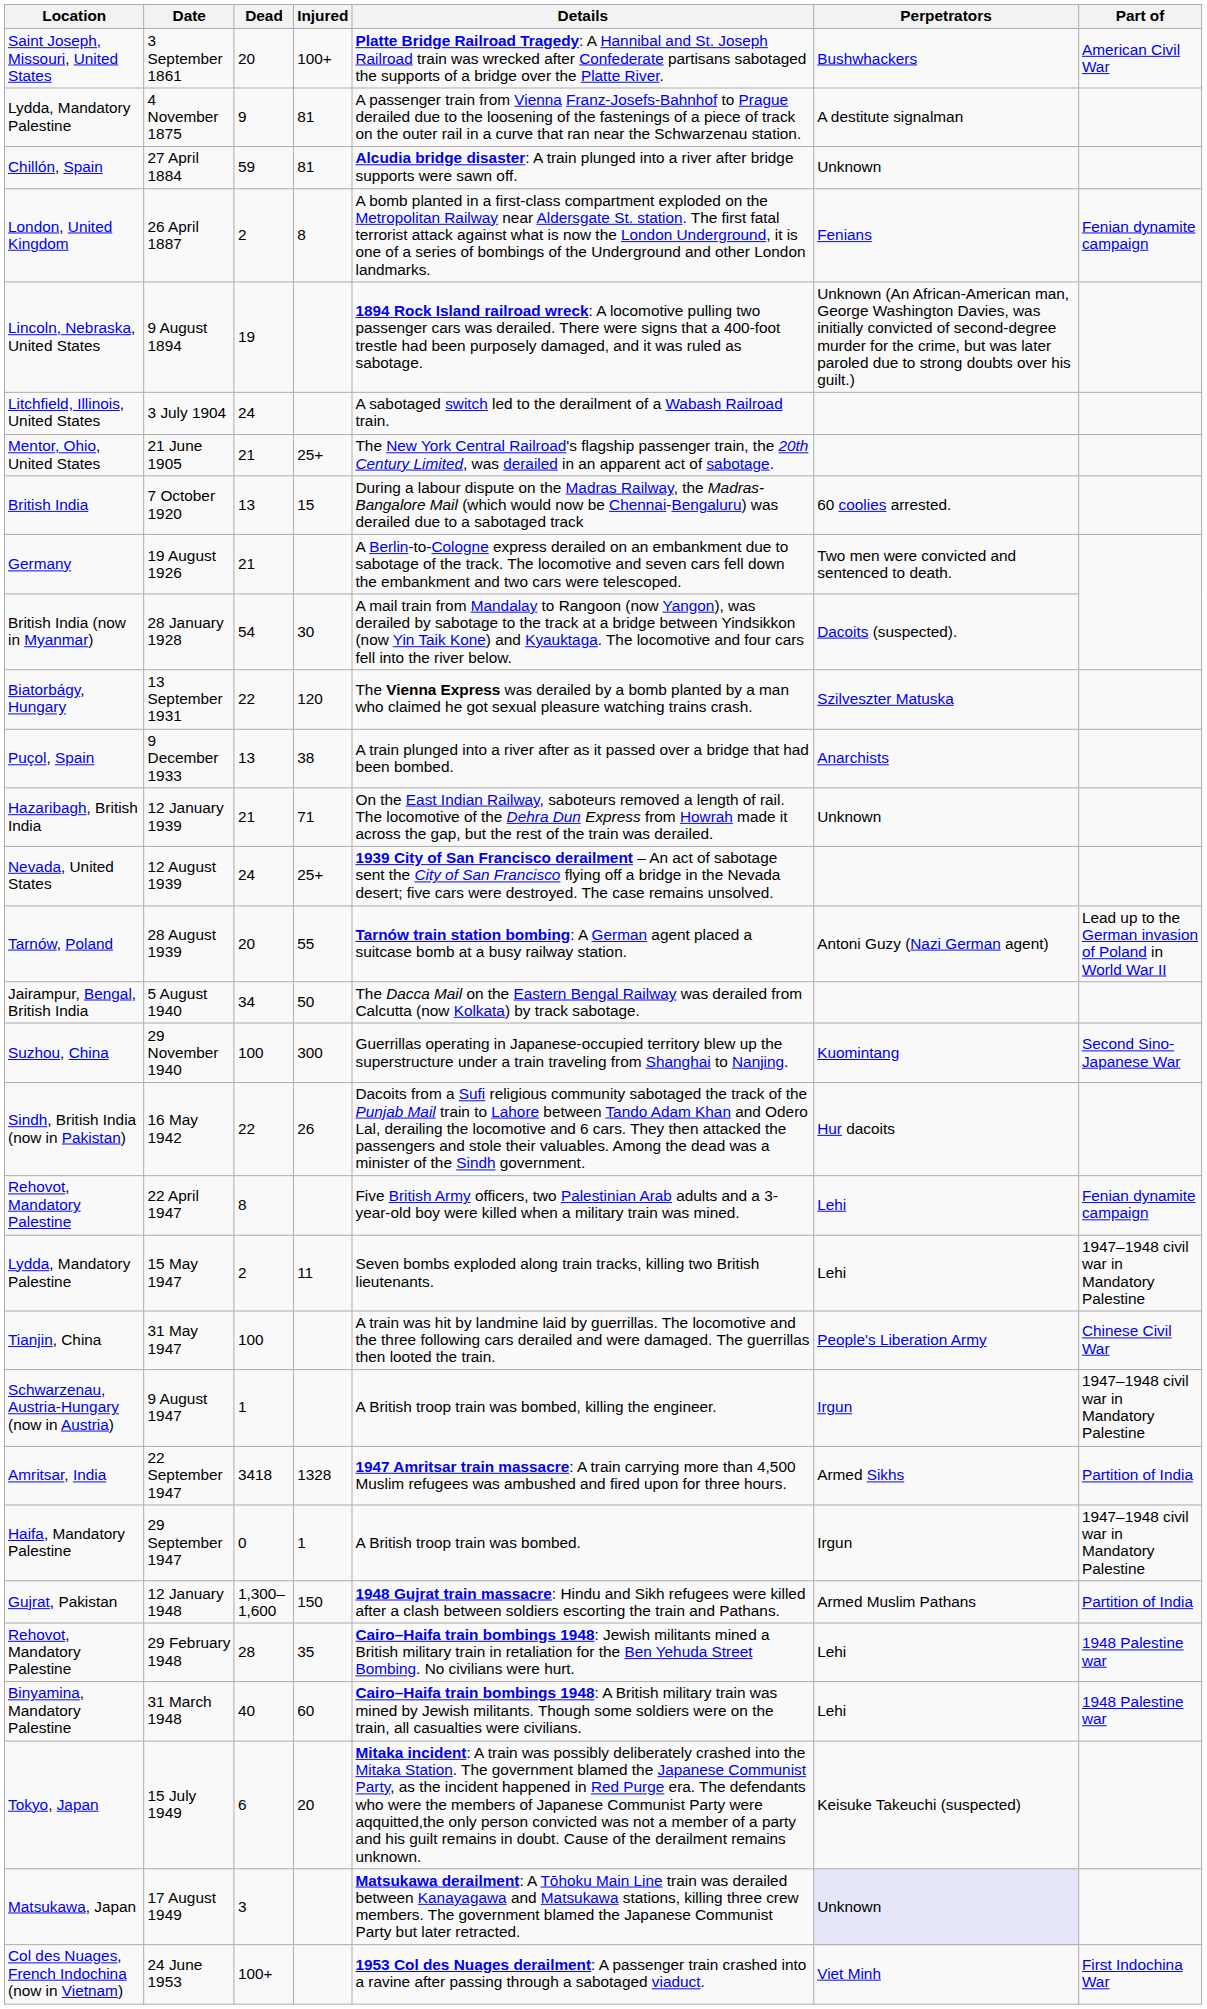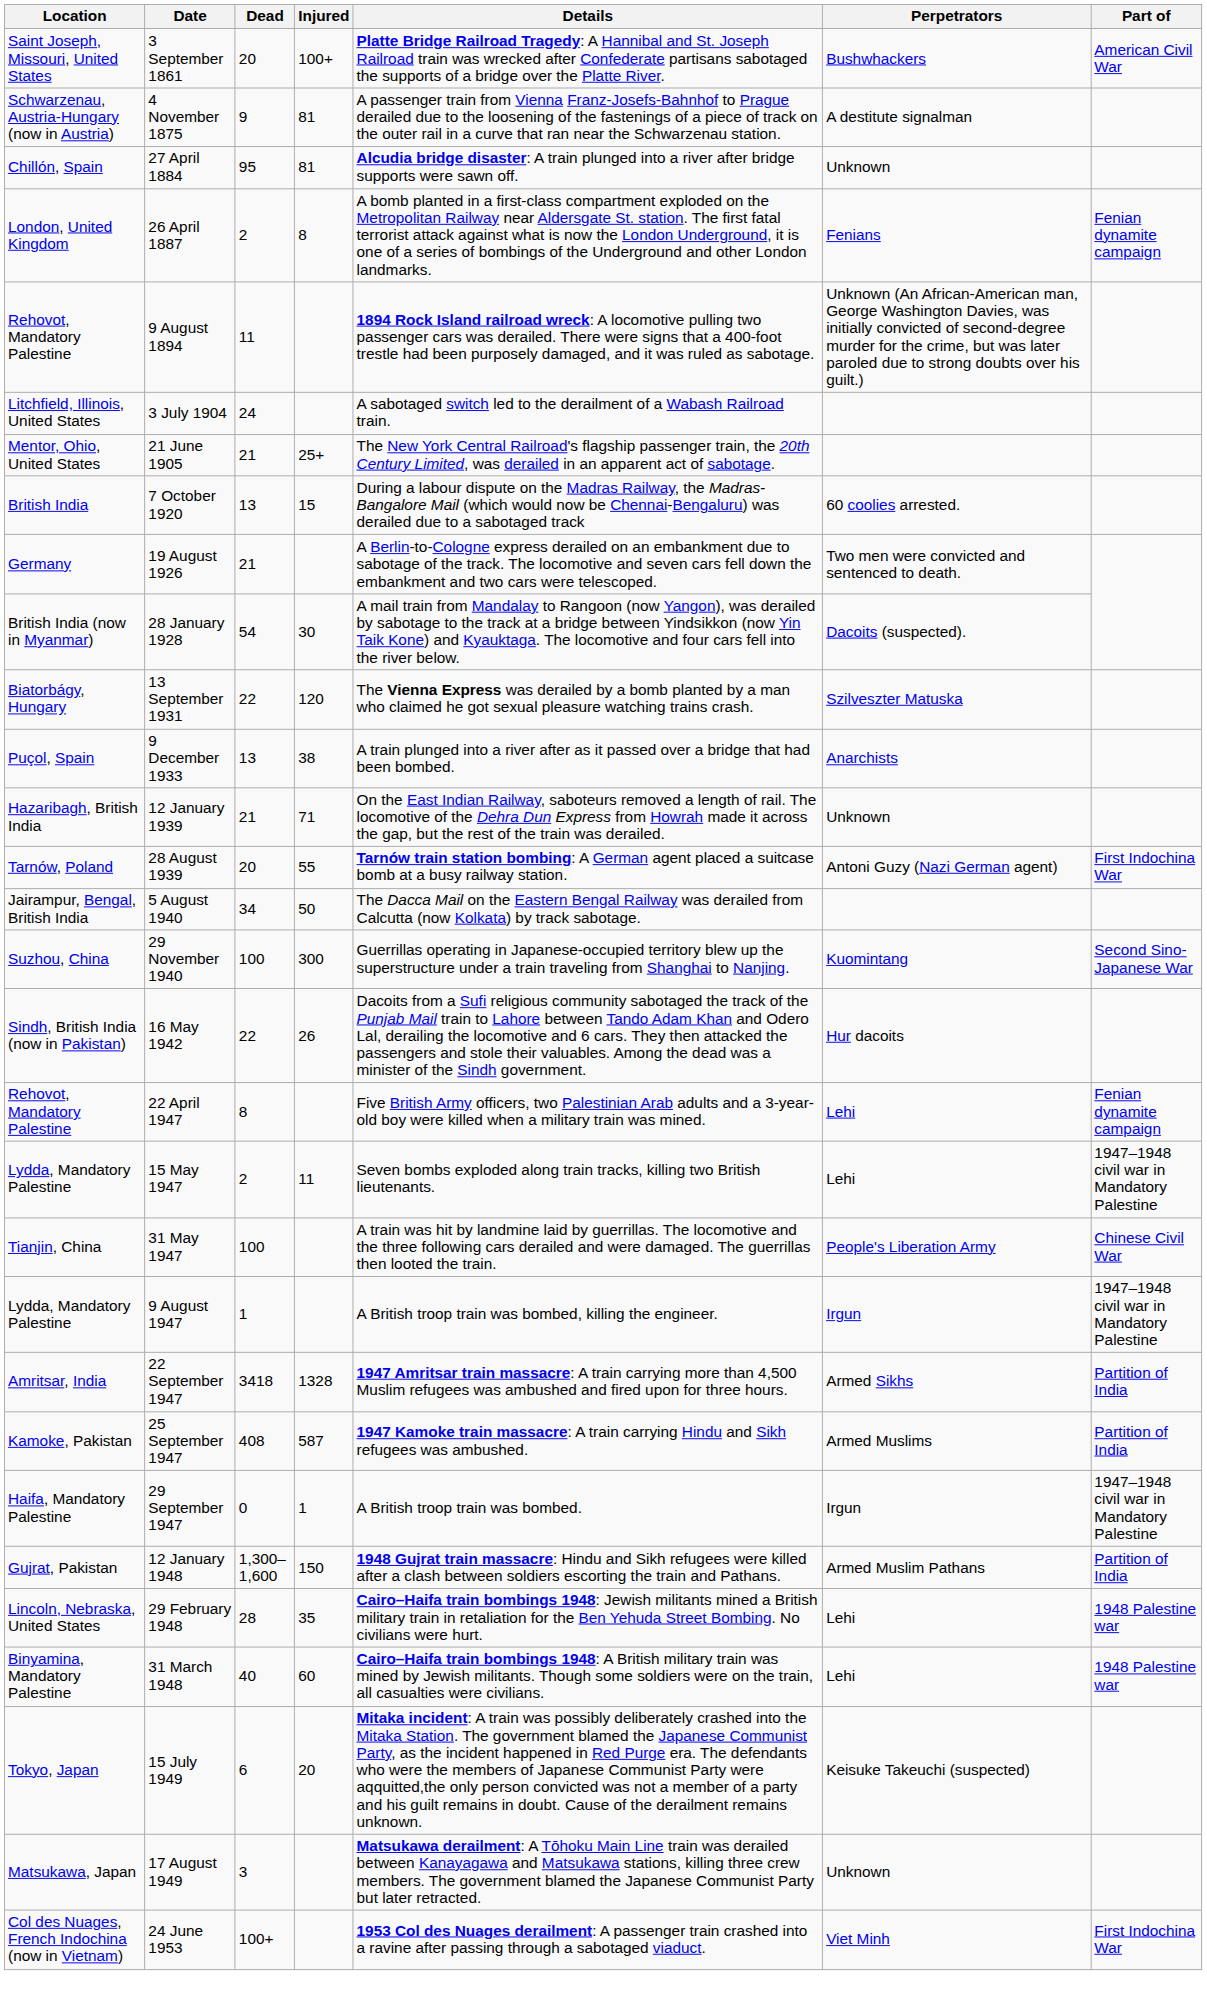(69, 117) Lydda, Mandatory Palestine -> (64, 117) Schwarzenau, Austria-Hungary (now in Austria)
(246, 167) 59 -> (247, 167) 95
(72, 337) Lincoln, Nebraska, United States -> (44, 337) Rehovot, Mandatory Palestine
(246, 337) 19 -> (247, 337) 11
- row: (182, 876)
(1140, 943) Lead up to the German invasion of Poland in World War II -> (1145, 867) First Indochina War
(64, 1407) Schwarzenau, Austria-Hungary (now in Austria) -> (69, 1314) Lydda, Mandatory Palestine
+ row: (186, 1440)
(44, 1652) Rehovot, Mandatory Palestine -> (72, 1617) Lincoln, Nebraska, United States
(849, 1906) lavender background -> (858, 1872) no background
